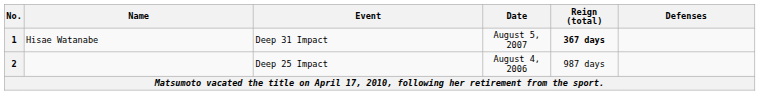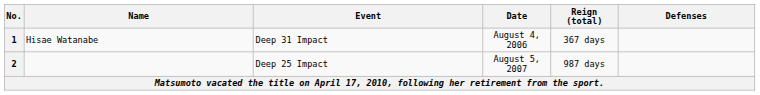(517, 40) August 5, 2007 -> (517, 40) August 4, 2006
(584, 40) bold -> (584, 40) normal
(517, 64) August 4, 2006 -> (517, 64) August 5, 2007
